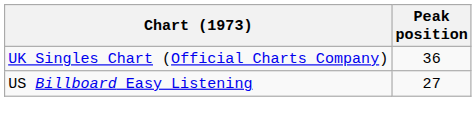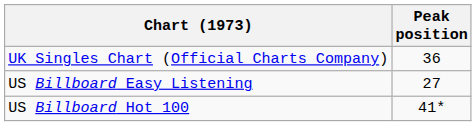+ row: (99, 108)
